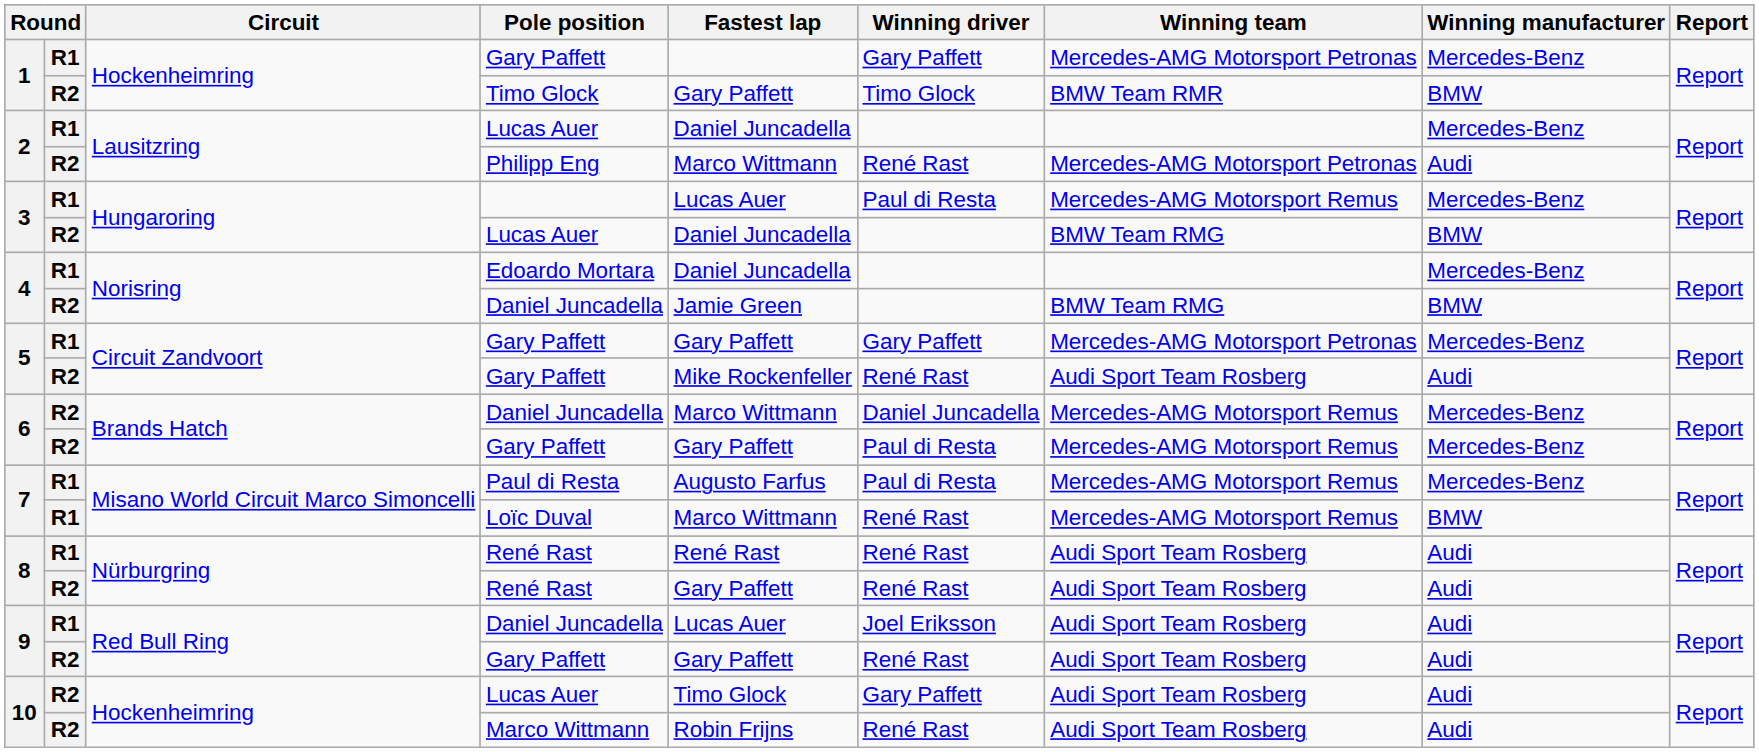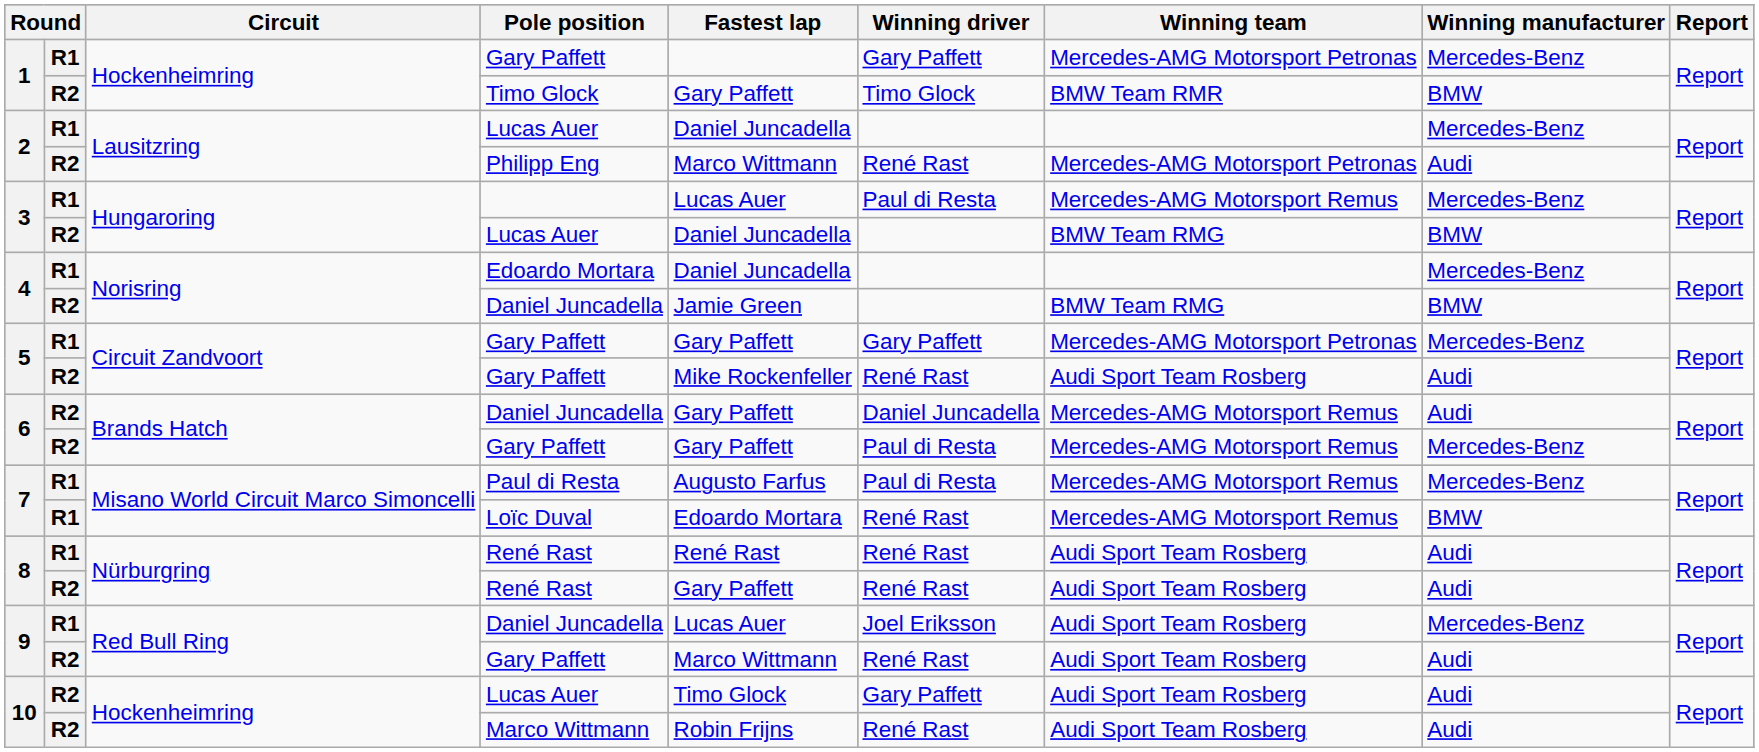(755, 411) Marco Wittmann -> (733, 411) Gary Paffett
(1506, 411) Mercedes-Benz -> (1450, 411) Audi
(755, 517) Marco Wittmann -> (758, 517) Edoardo Mortara
(1450, 623) Audi -> (1506, 623) Mercedes-Benz
(733, 659) Gary Paffett -> (755, 659) Marco Wittmann
